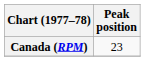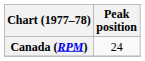(117, 46) 23 -> (117, 46) 24
